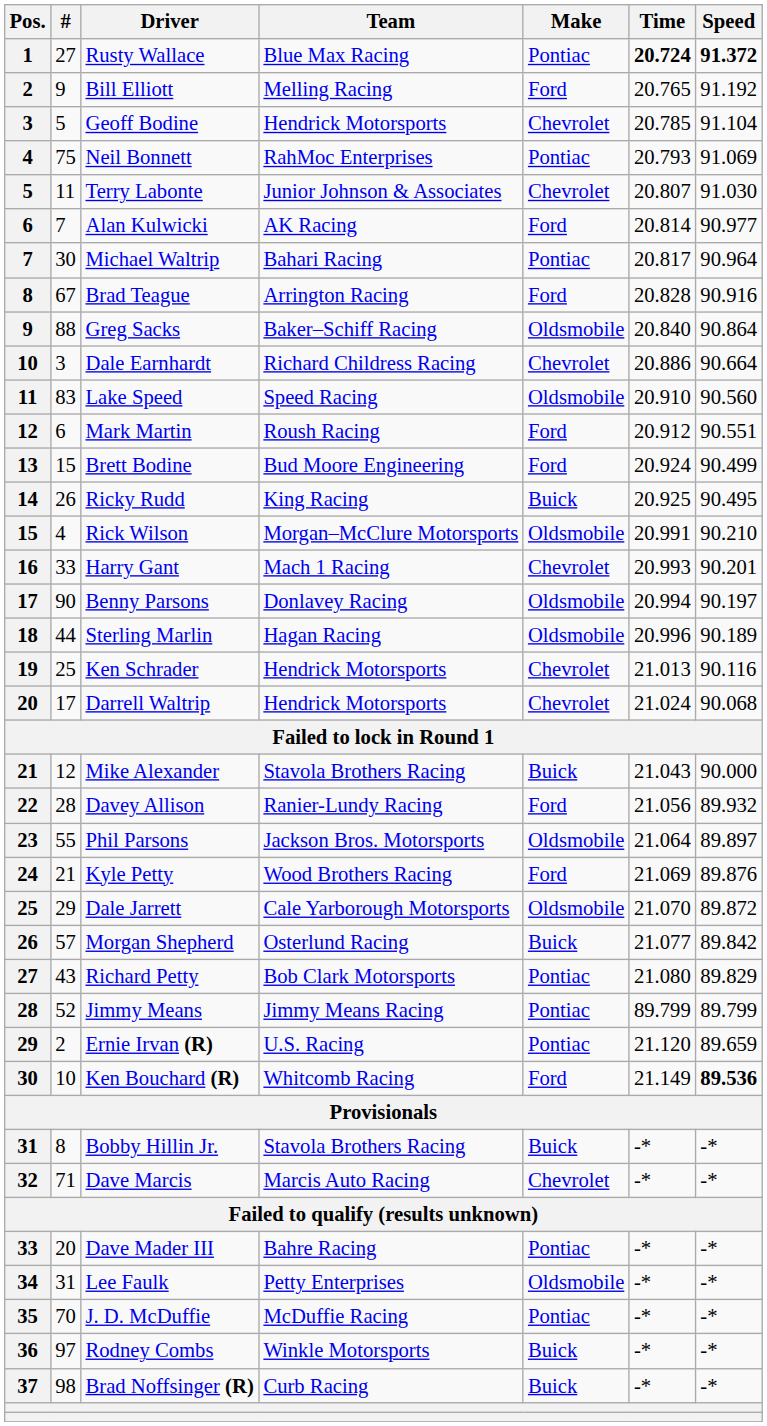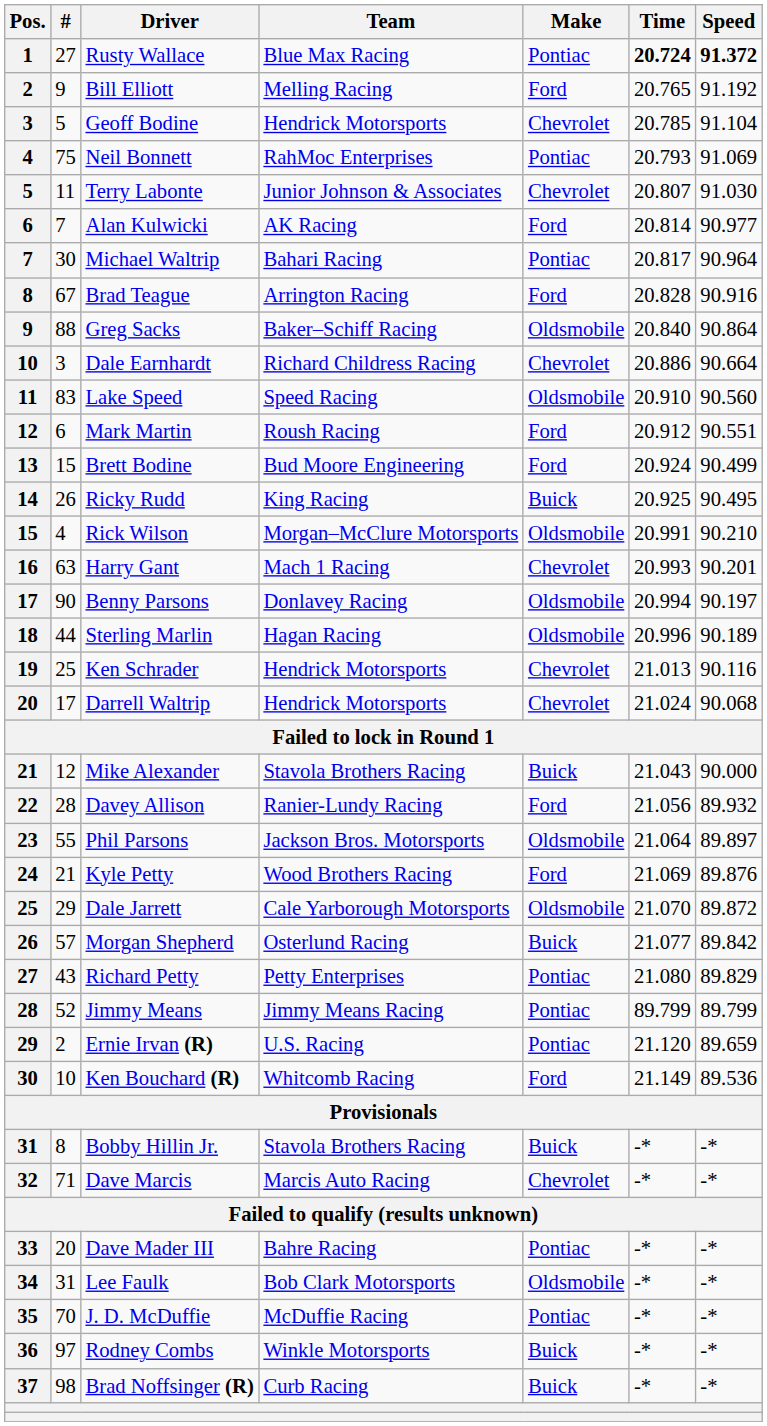(66, 567) 33 -> (66, 567) 63
(359, 976) Bob Clark Motorsports -> (334, 976) Petty Enterprises
(729, 1078) bold -> (729, 1078) normal
(334, 1282) Petty Enterprises -> (359, 1282) Bob Clark Motorsports
